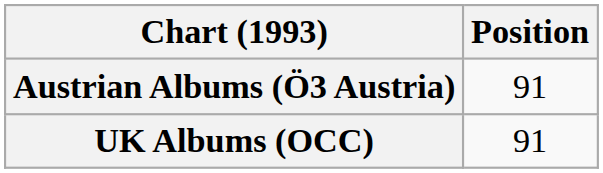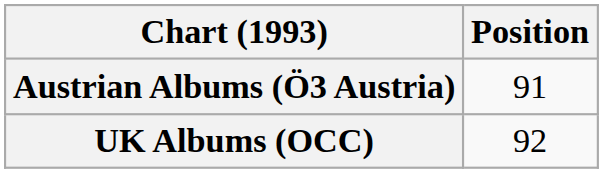(530, 140) 91 -> (530, 140) 92
